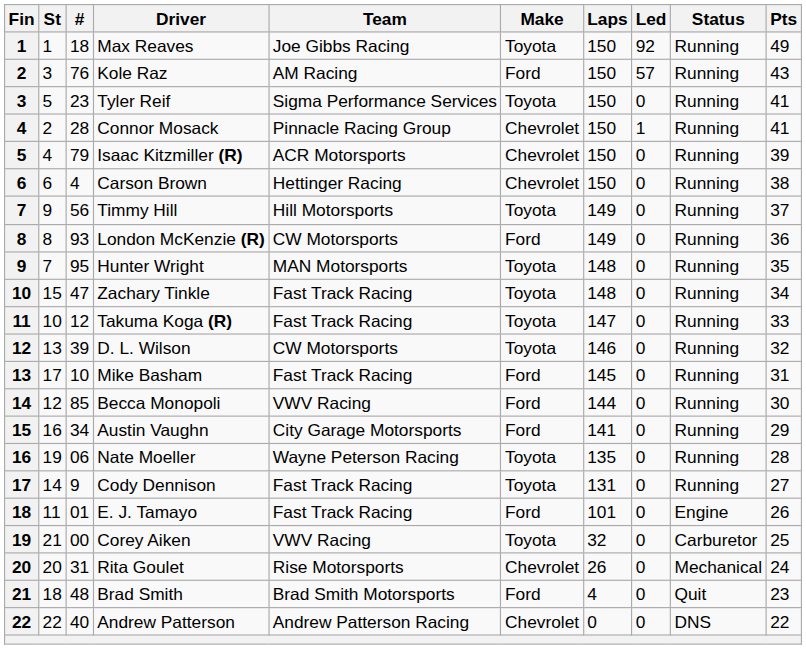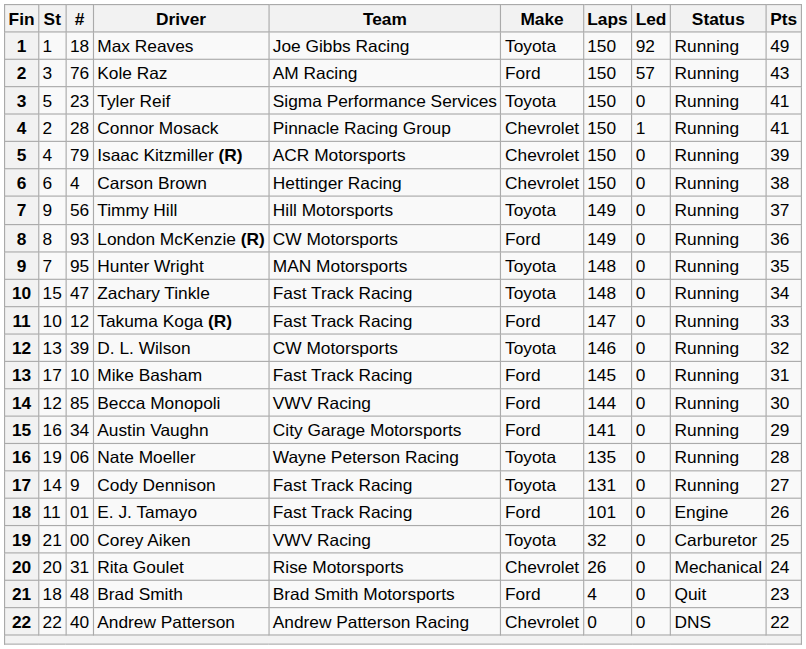(531, 320) Toyota -> (523, 320) Ford
